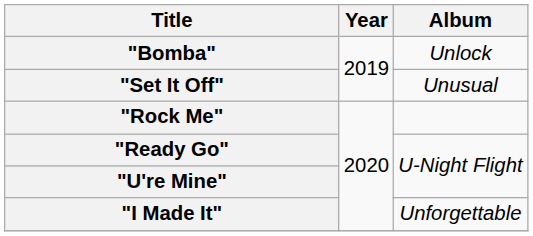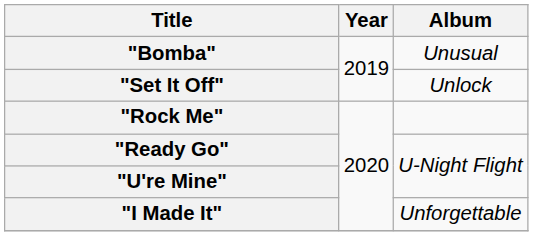(460, 52) Unlock -> (460, 52) Unusual
(460, 85) Unusual -> (460, 85) Unlock
